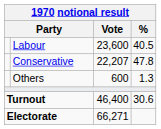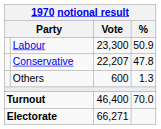(113, 45) 23,600 -> (113, 45) 23,300
(143, 45) 40.5 -> (143, 45) 50.9
(143, 100) 30.6 -> (143, 100) 70.0
